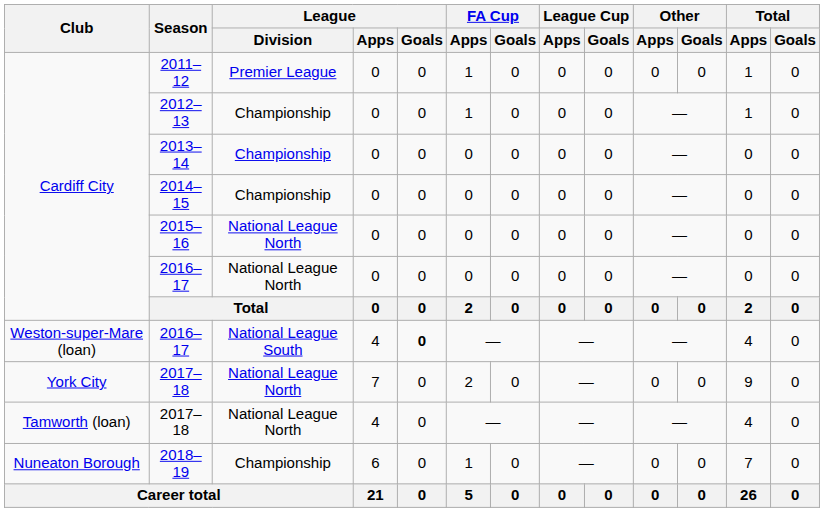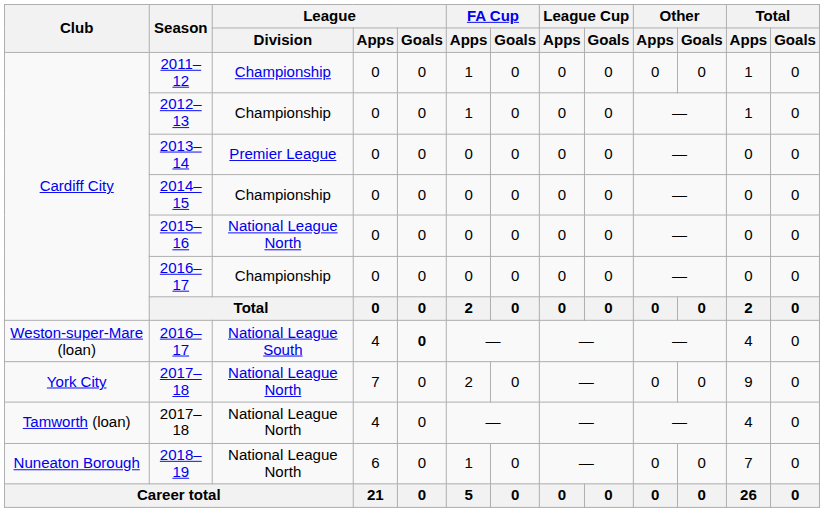(283, 72) Premier League -> (283, 72) Championship
(283, 154) Championship -> (283, 154) Premier League
(283, 276) National League North -> (283, 276) Championship
(283, 463) Championship -> (283, 463) National League North
